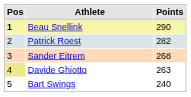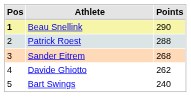(164, 41) 282 -> (164, 41) 288
(10, 70) khaki background -> (10, 70) no background
(164, 70) 263 -> (164, 70) 262
